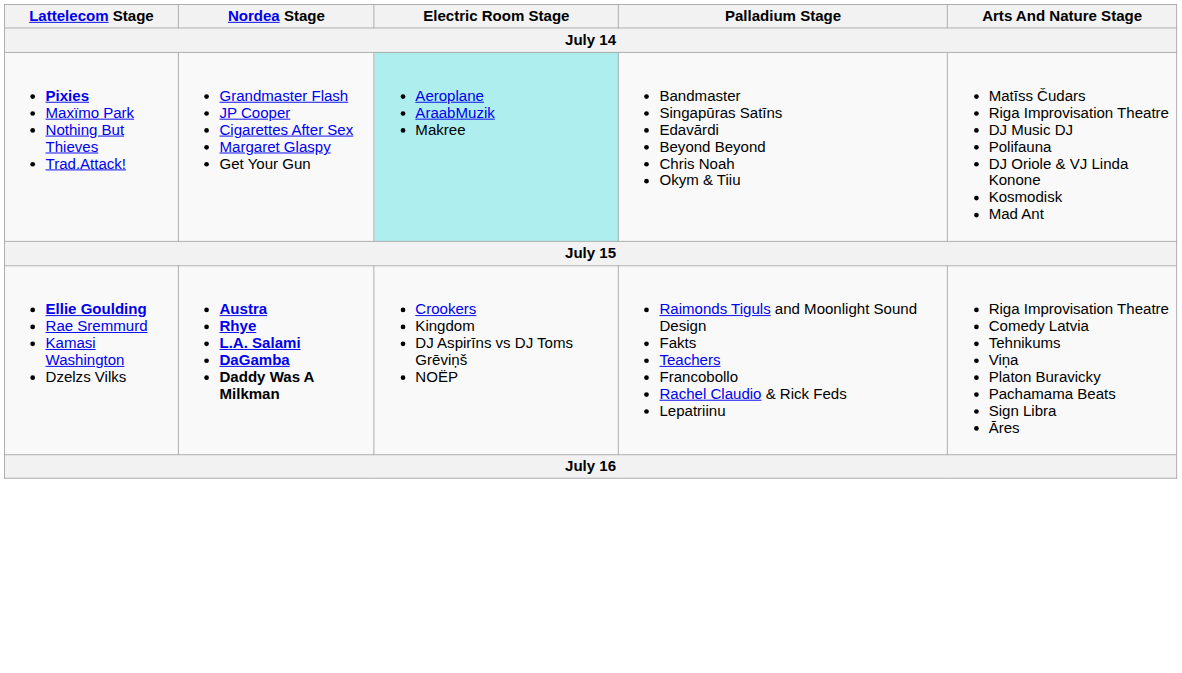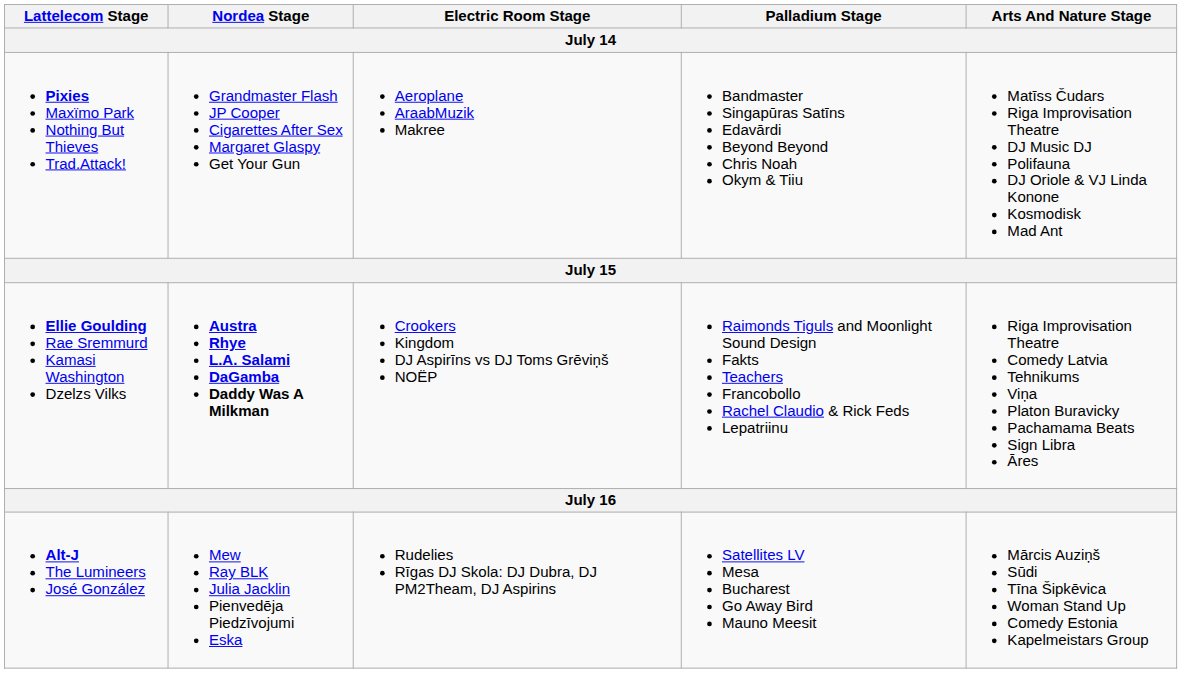(496, 113) paleturquoise background -> (517, 113) no background
+ row: (86, 573)
